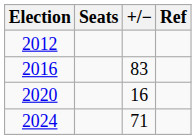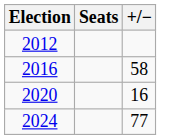- column: (173, 17)
(139, 69) 83 -> (139, 69) 58
(139, 121) 71 -> (139, 121) 77
